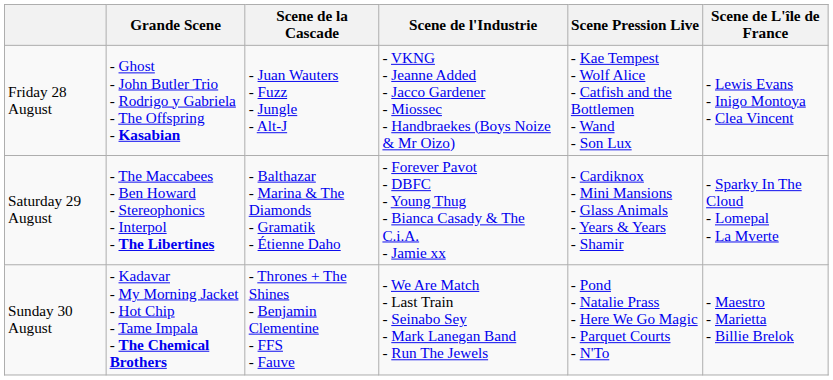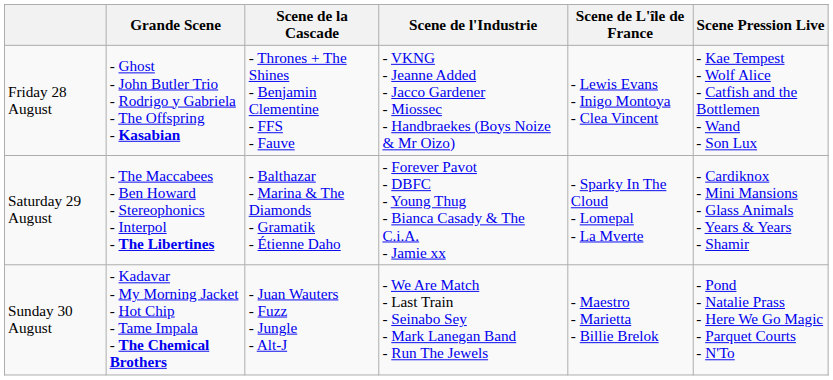columns swapped: (635, 25) <-> (765, 25)
(294, 100) - Juan Wauters - Fuzz - Jungle - Alt-J -> (298, 100) - Thrones + The Shines - Benjamin Clementine - FFS - Fauve
(298, 319) - Thrones + The Shines - Benjamin Clementine - FFS - Fauve -> (294, 319) - Juan Wauters - Fuzz - Jungle - Alt-J
